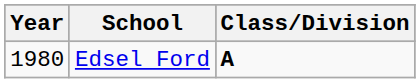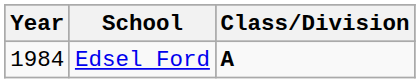(37, 60) 1980 -> (37, 60) 1984
